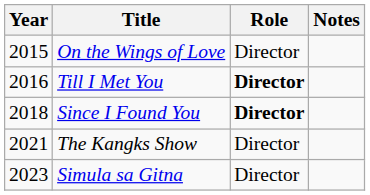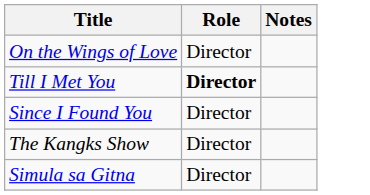- column: (29, 19)
(269, 112) bold -> (219, 112) normal
